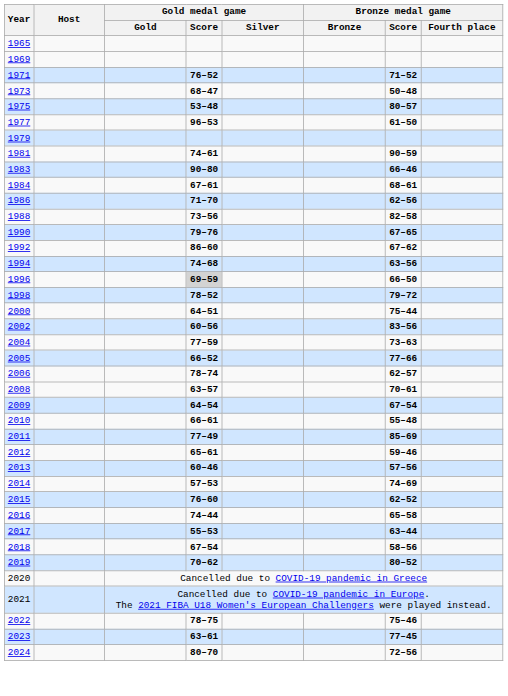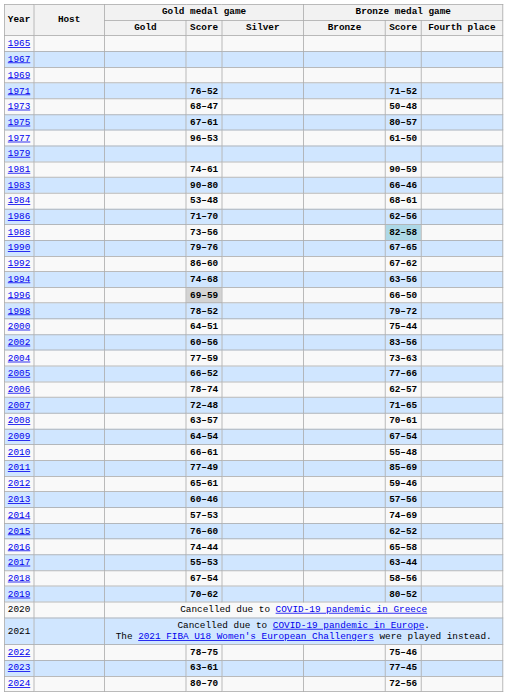+ row: (19, 59)
(204, 106) 53–48 -> (204, 122) 67–61
(204, 185) 67–61 -> (204, 201) 53–48
(403, 216) no background -> (403, 232) lightblue background
+ row: (19, 405)
